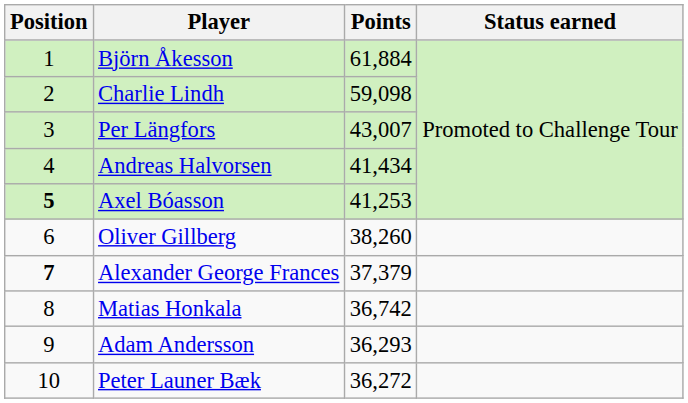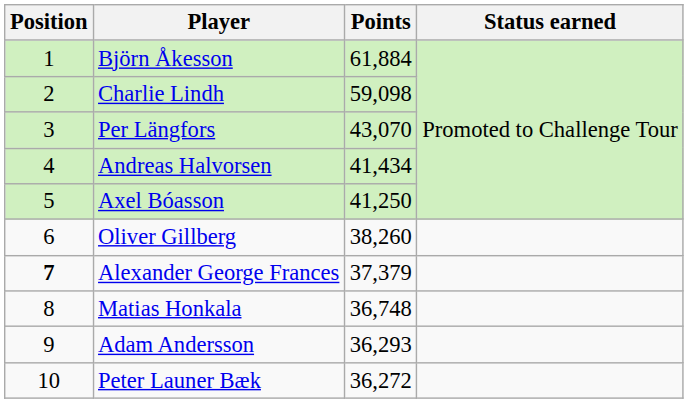(381, 129) 43,007 -> (381, 129) 43,070
(49, 201) bold -> (49, 201) normal
(381, 201) 41,253 -> (381, 201) 41,250
(381, 308) 36,742 -> (381, 308) 36,748
